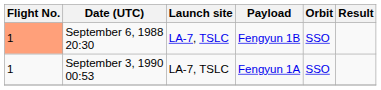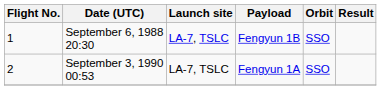(10, 38) lightsalmon background -> (10, 38) no background
(10, 69) 1 -> (10, 69) 2
